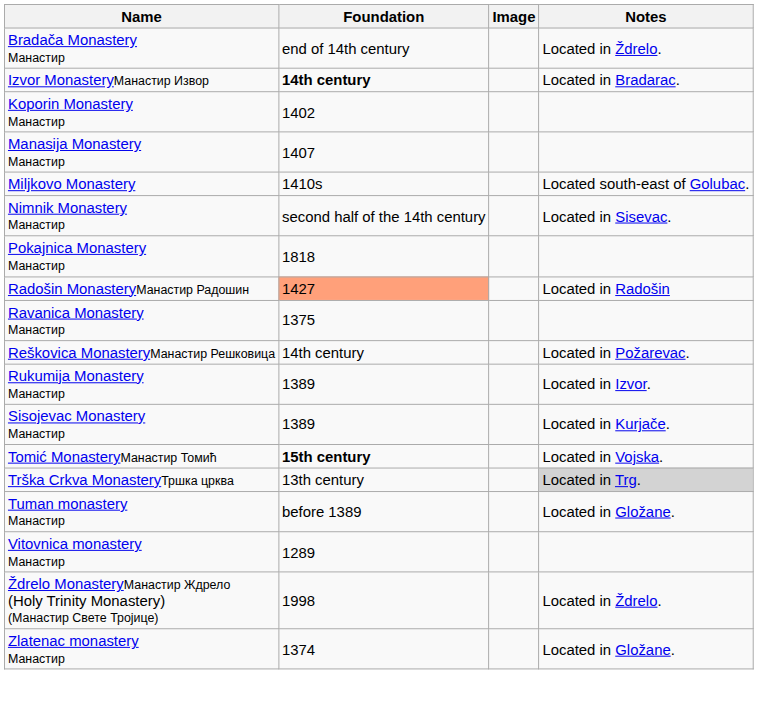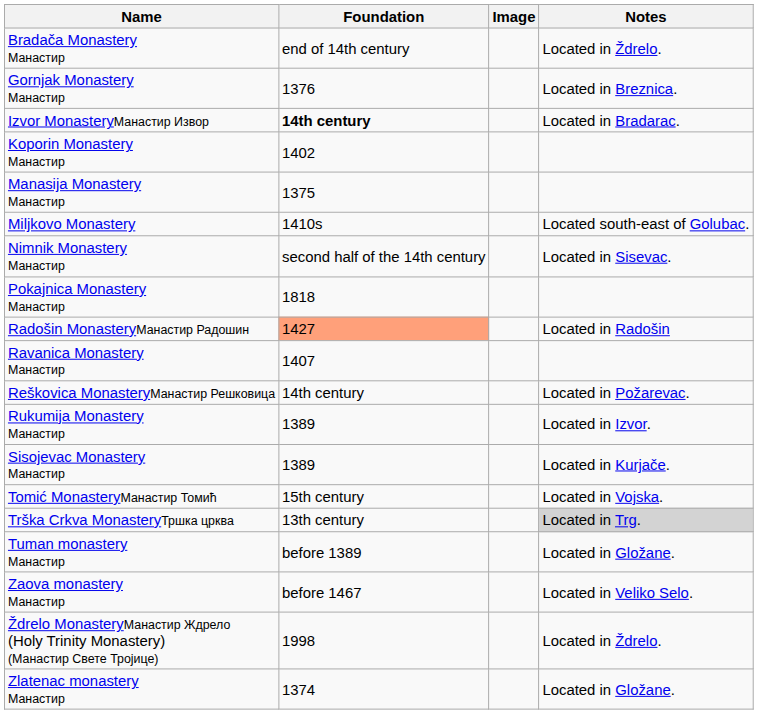+ row: (71, 89)
(299, 152) 1407 -> (299, 193) 1375
(299, 320) 1375 -> (299, 361) 1407
(326, 456) bold -> (323, 497) normal
- row: (75, 552)
+ row: (65, 592)
